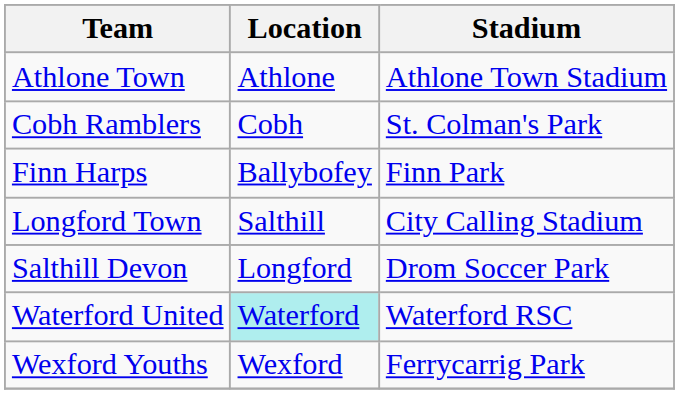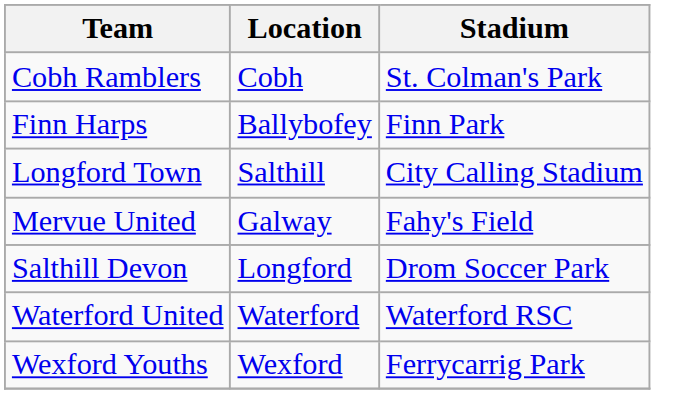- row: (98, 76)
+ row: (104, 220)
(298, 316) paleturquoise background -> (298, 316) no background
